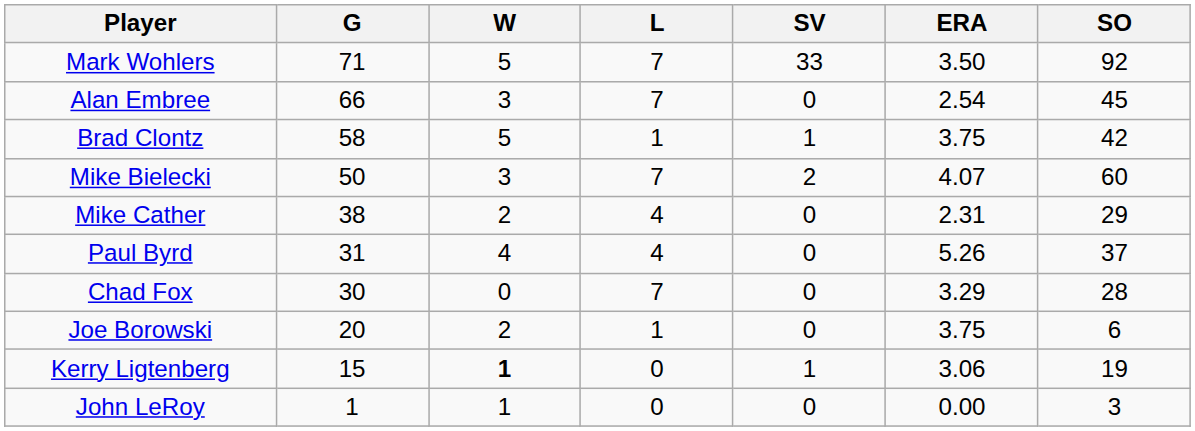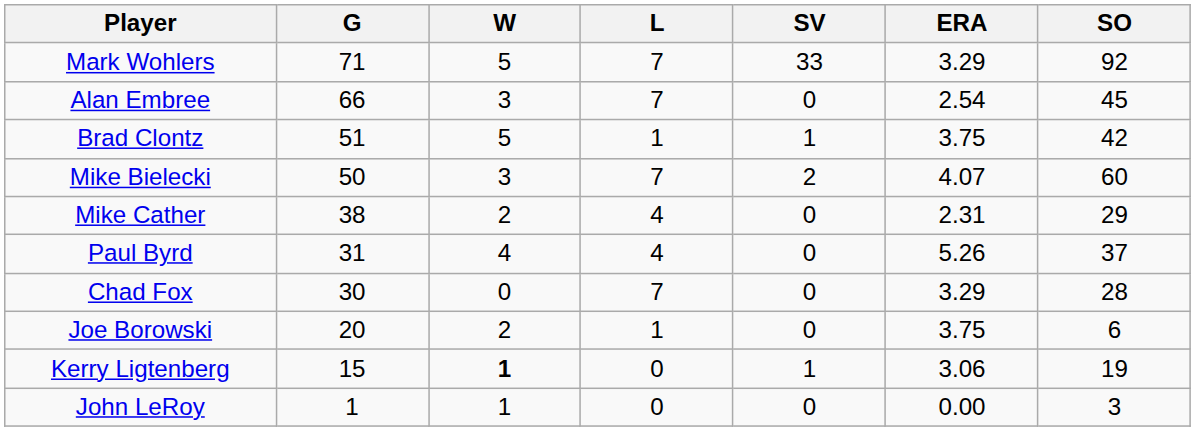(962, 61) 3.50 -> (962, 61) 3.29
(352, 138) 58 -> (352, 138) 51
